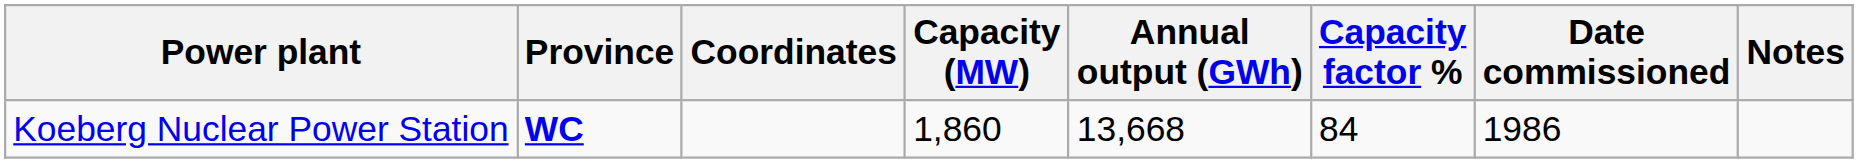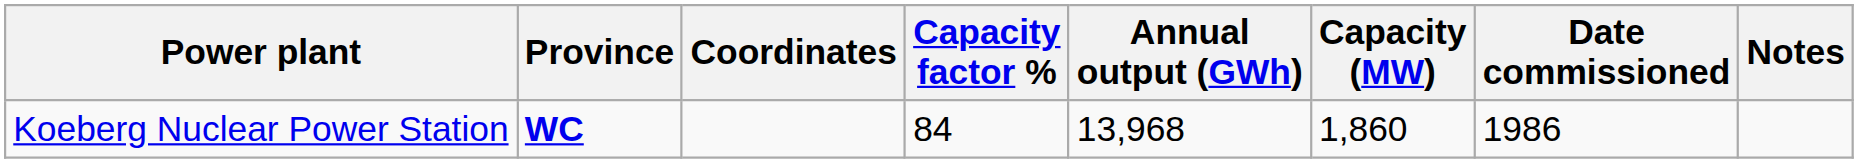columns swapped: (987, 52) <-> (1393, 52)
(1131, 128) 13,668 -> (1131, 128) 13,968
